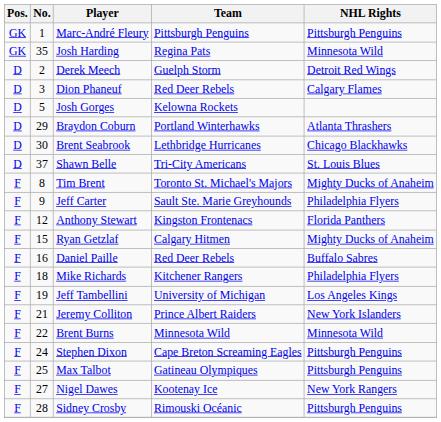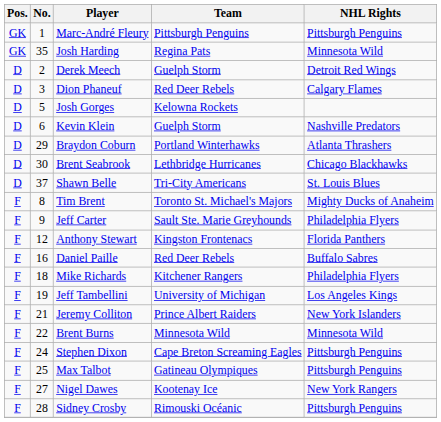+ row: (85, 126)
- row: (87, 239)
